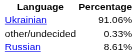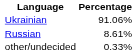rows swapped: (23, 47) <-> (40, 33)
